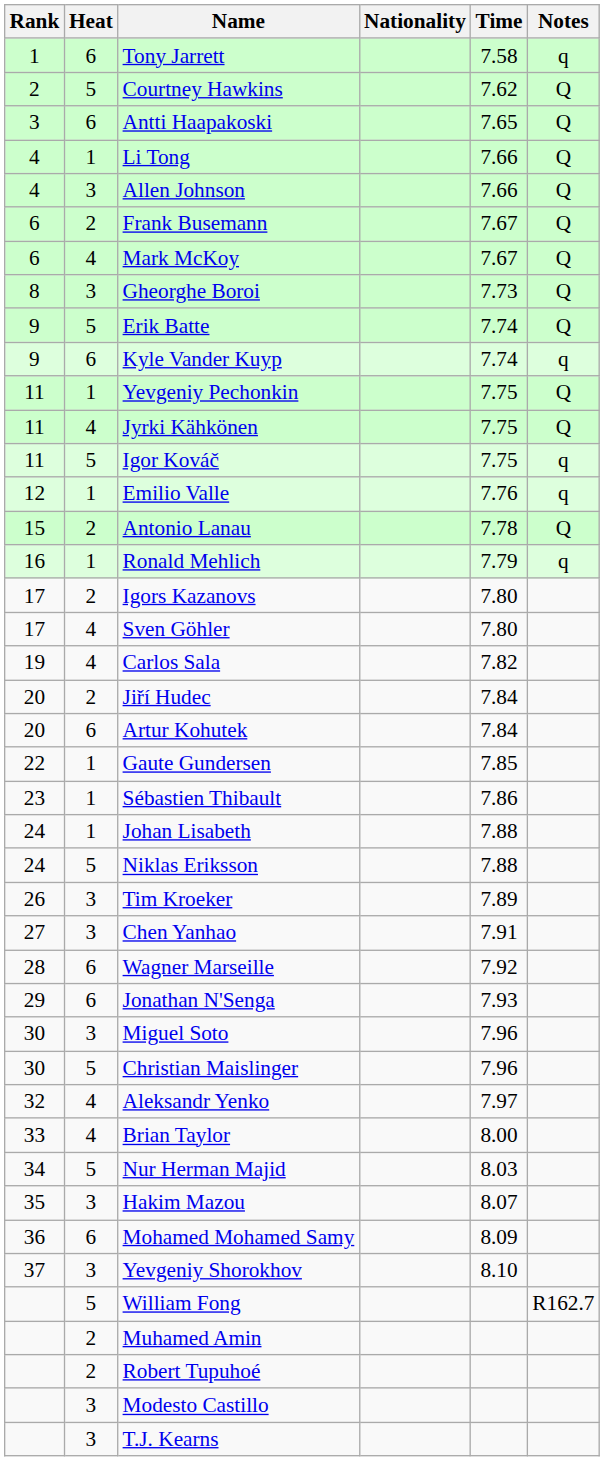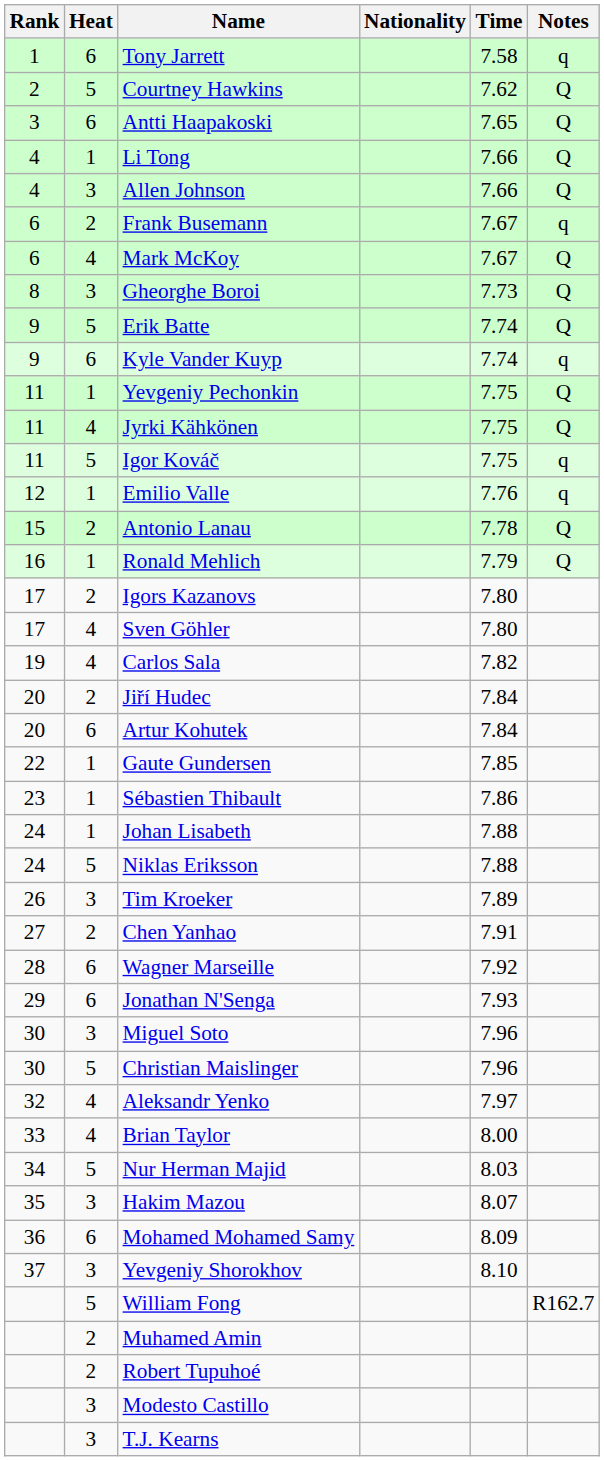(563, 223) Q -> (563, 223) q
(563, 561) q -> (563, 561) Q
(91, 932) 3 -> (91, 932) 2
